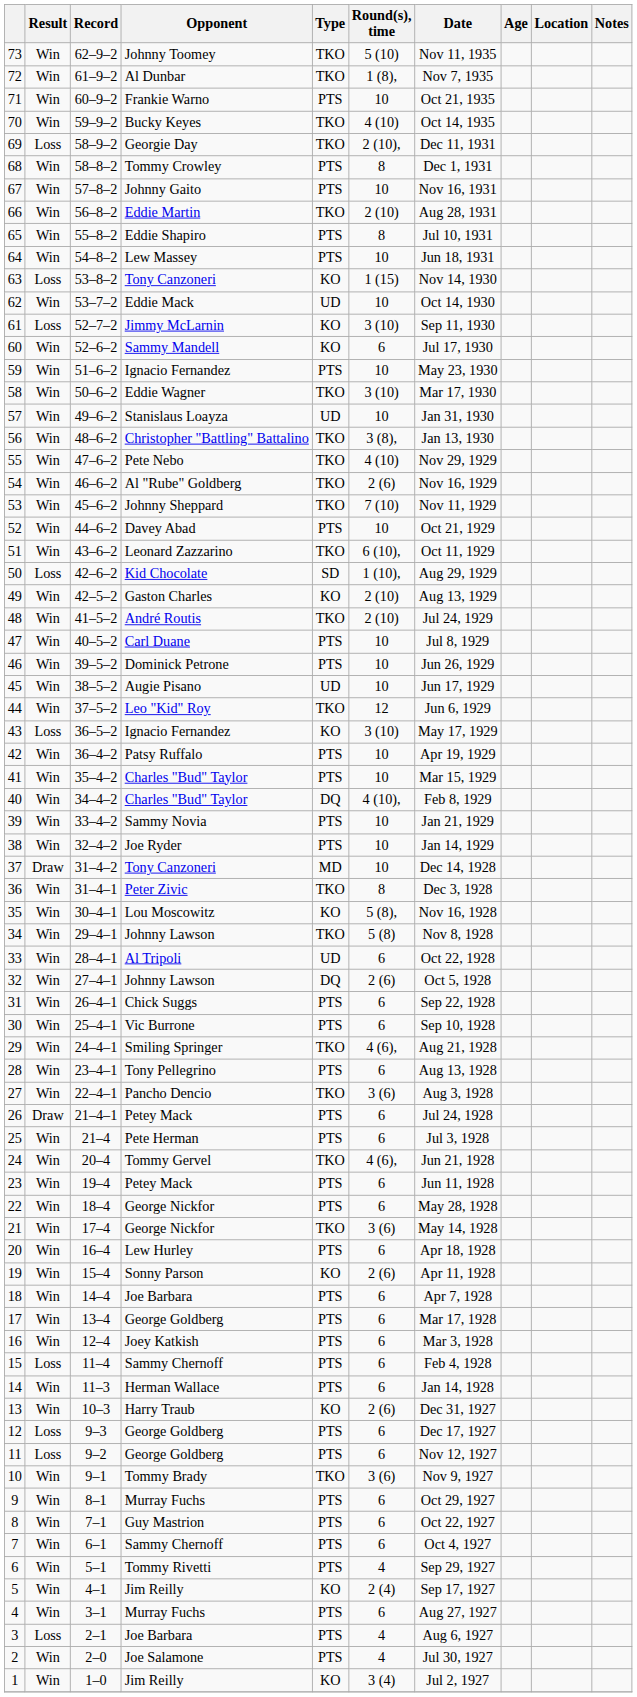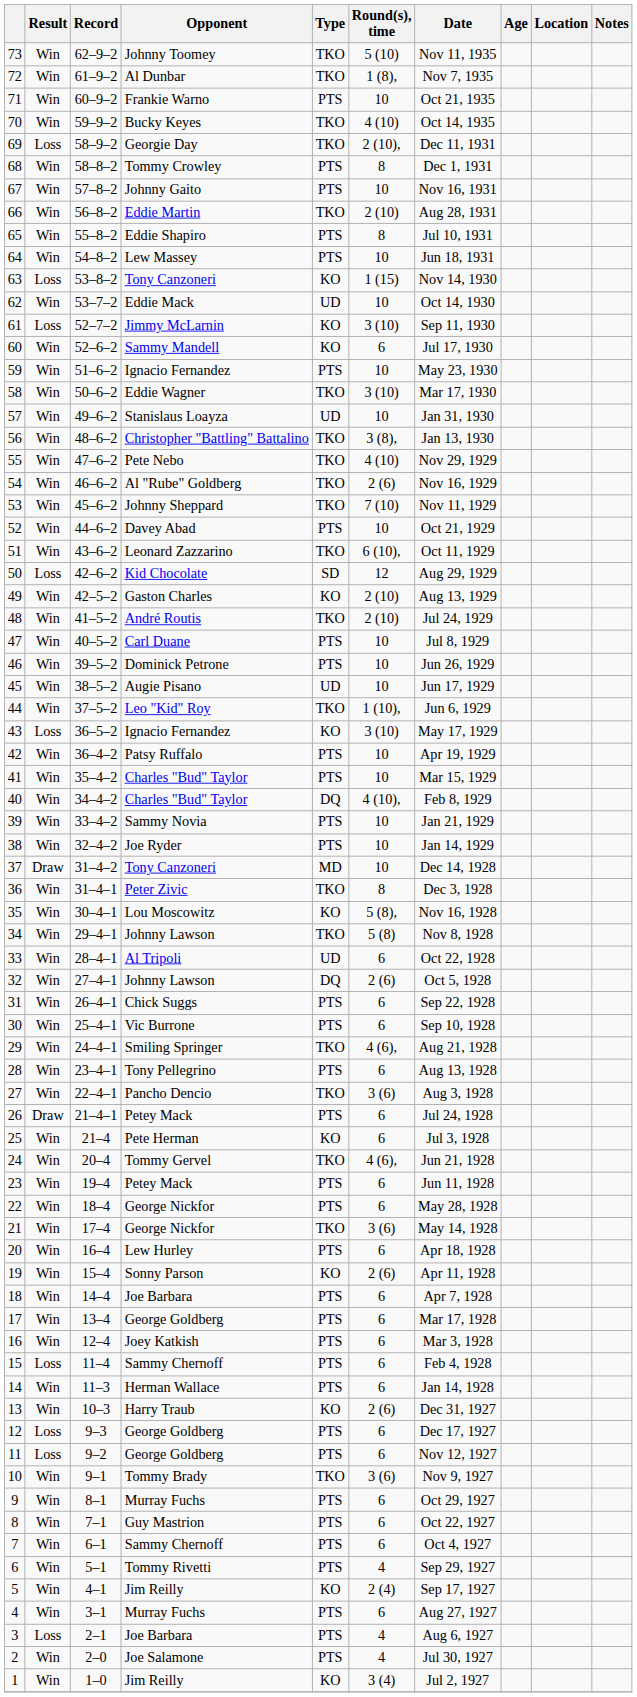(382, 573) 1 (10), -> (382, 573) 12
(382, 709) 12 -> (382, 709) 1 (10),
(330, 1138) PTS -> (330, 1138) KO
